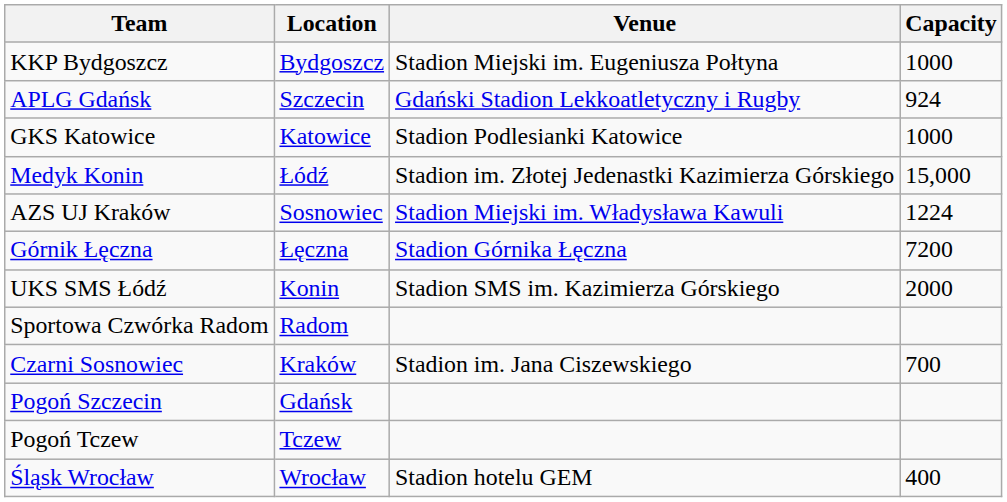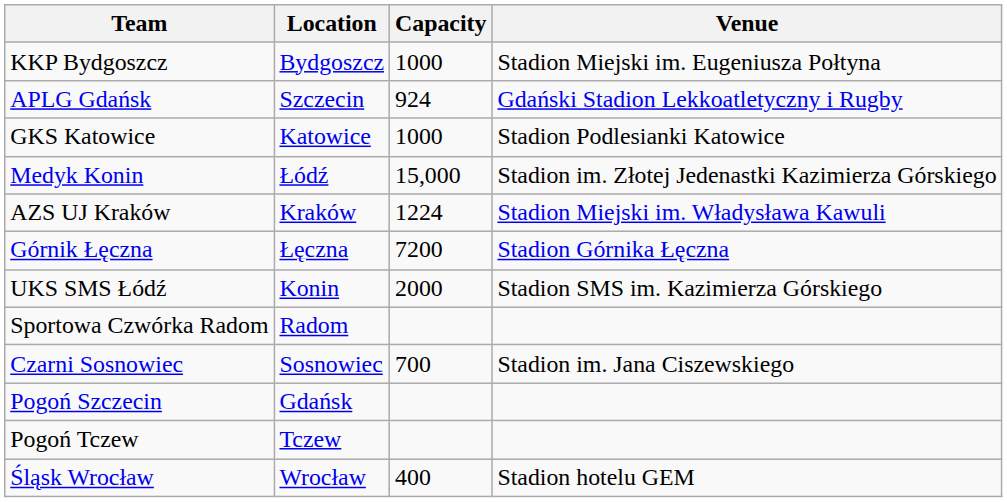columns swapped: (645, 23) <-> (951, 23)
(331, 212) Sosnowiec -> (318, 212) Kraków
(318, 363) Kraków -> (331, 363) Sosnowiec
